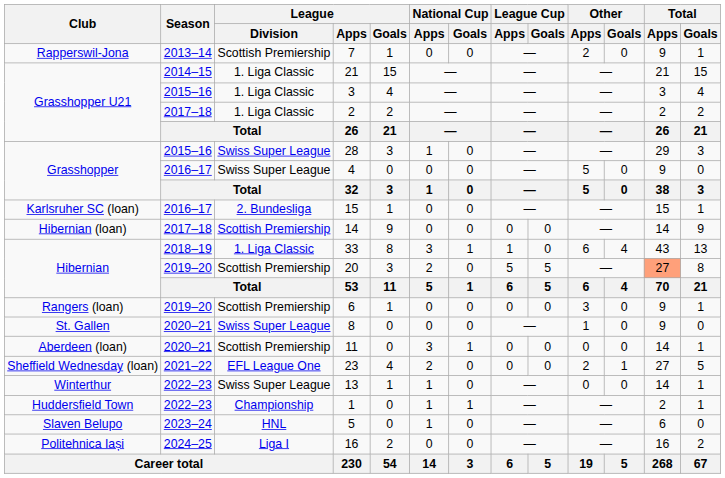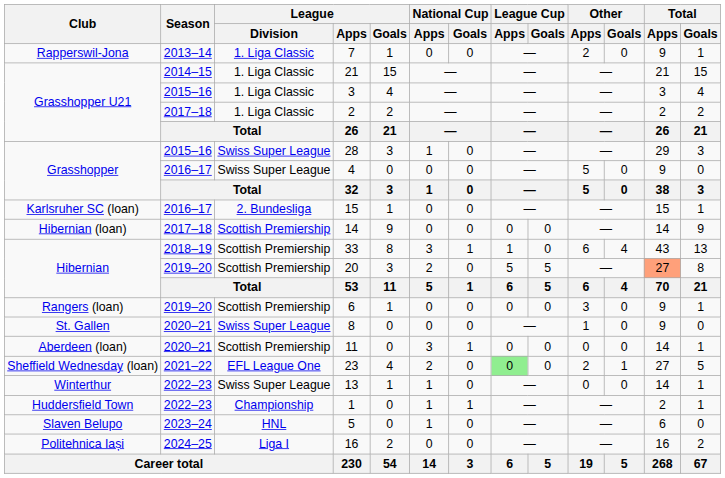(274, 53) Scottish Premiership -> (274, 53) 1. Liga Classic
(274, 248) 1. Liga Classic -> (274, 248) Scottish Premiership
(510, 365) no background -> (510, 365) lightgreen background
